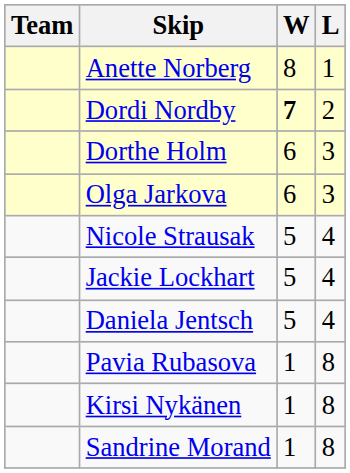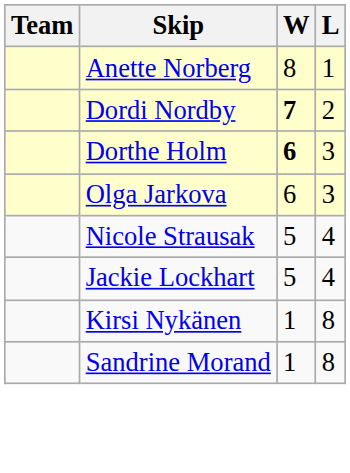(290, 151) normal -> (290, 151) bold
- row: (169, 320)
- row: (171, 362)
